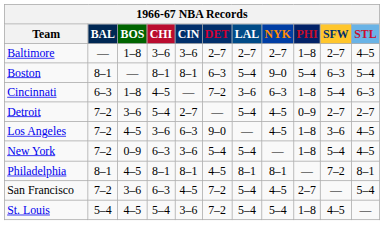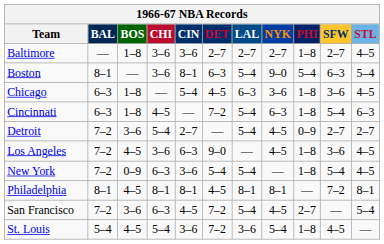(161, 73) 8–1 -> (161, 73) 3–6
+ row: (27, 92)
(247, 92) 3–6 -> (247, 112) 5–4
(247, 209) 5–4 -> (247, 229) 3–6
